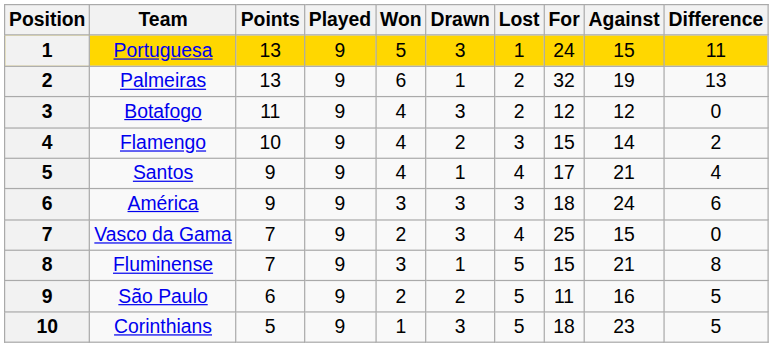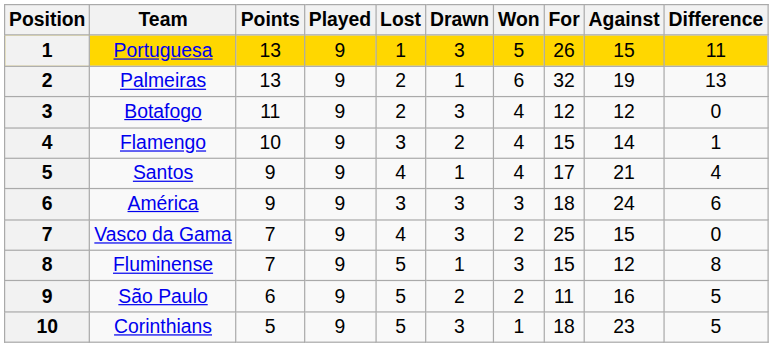columns swapped: (401, 19) <-> (519, 19)
(564, 50) 24 -> (564, 50) 26
(716, 142) 2 -> (716, 142) 1
(624, 265) 21 -> (624, 265) 12
